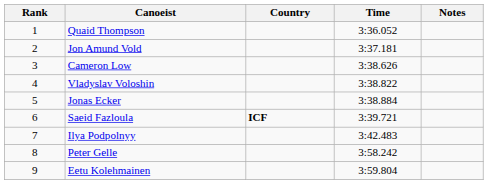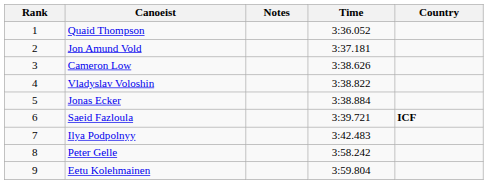columns swapped: (290, 13) <-> (452, 13)
